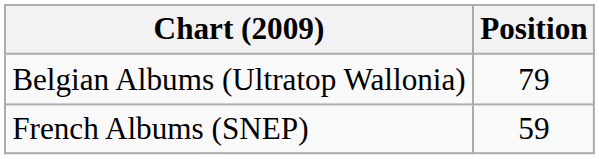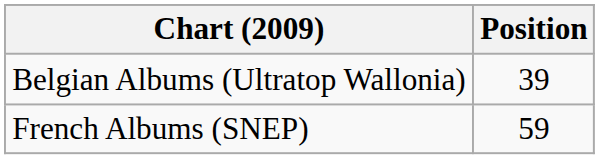(534, 78) 79 -> (534, 78) 39
